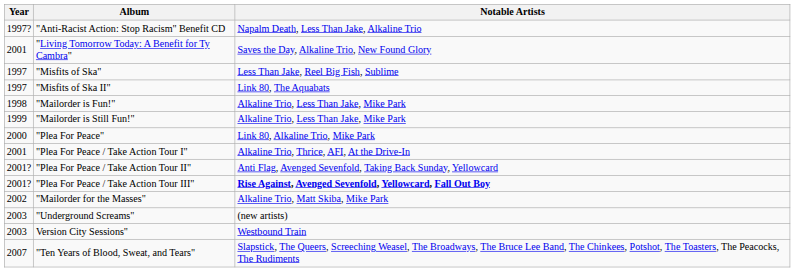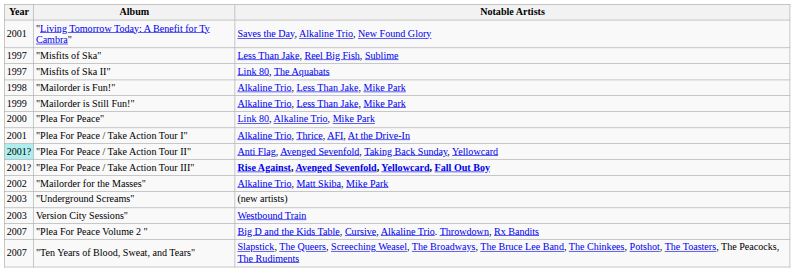- row: (131, 28)
(19, 167) no background -> (19, 151) paleturquoise background
+ row: (92, 231)
